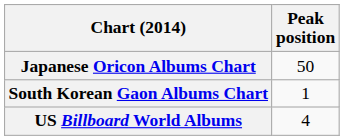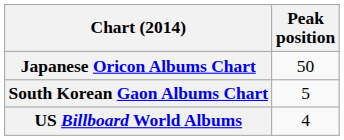(306, 93) 1 -> (306, 93) 5
